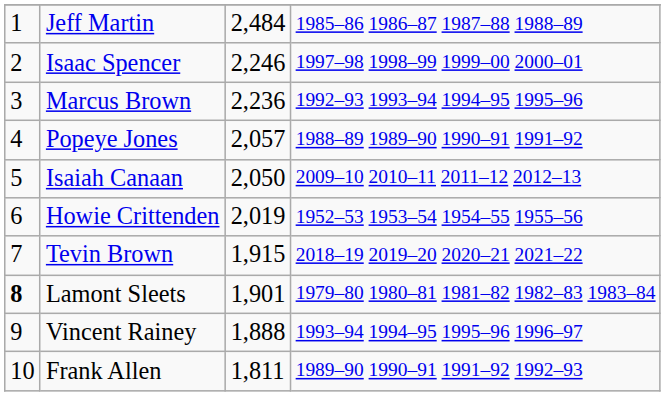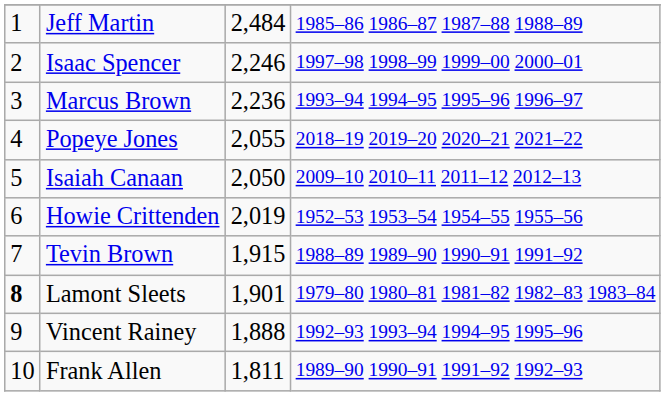(439, 100) 1992–93 1993–94 1994–95 1995–96 -> (439, 100) 1993–94 1994–95 1995–96 1996–97
(258, 139) 2,057 -> (258, 139) 2,055
(439, 139) 1988–89 1989–90 1990–91 1991–92 -> (439, 139) 2018–19 2019–20 2020–21 2021–22
(439, 255) 2018–19 2019–20 2020–21 2021–22 -> (439, 255) 1988–89 1989–90 1990–91 1991–92
(439, 332) 1993–94 1994–95 1995–96 1996–97 -> (439, 332) 1992–93 1993–94 1994–95 1995–96
